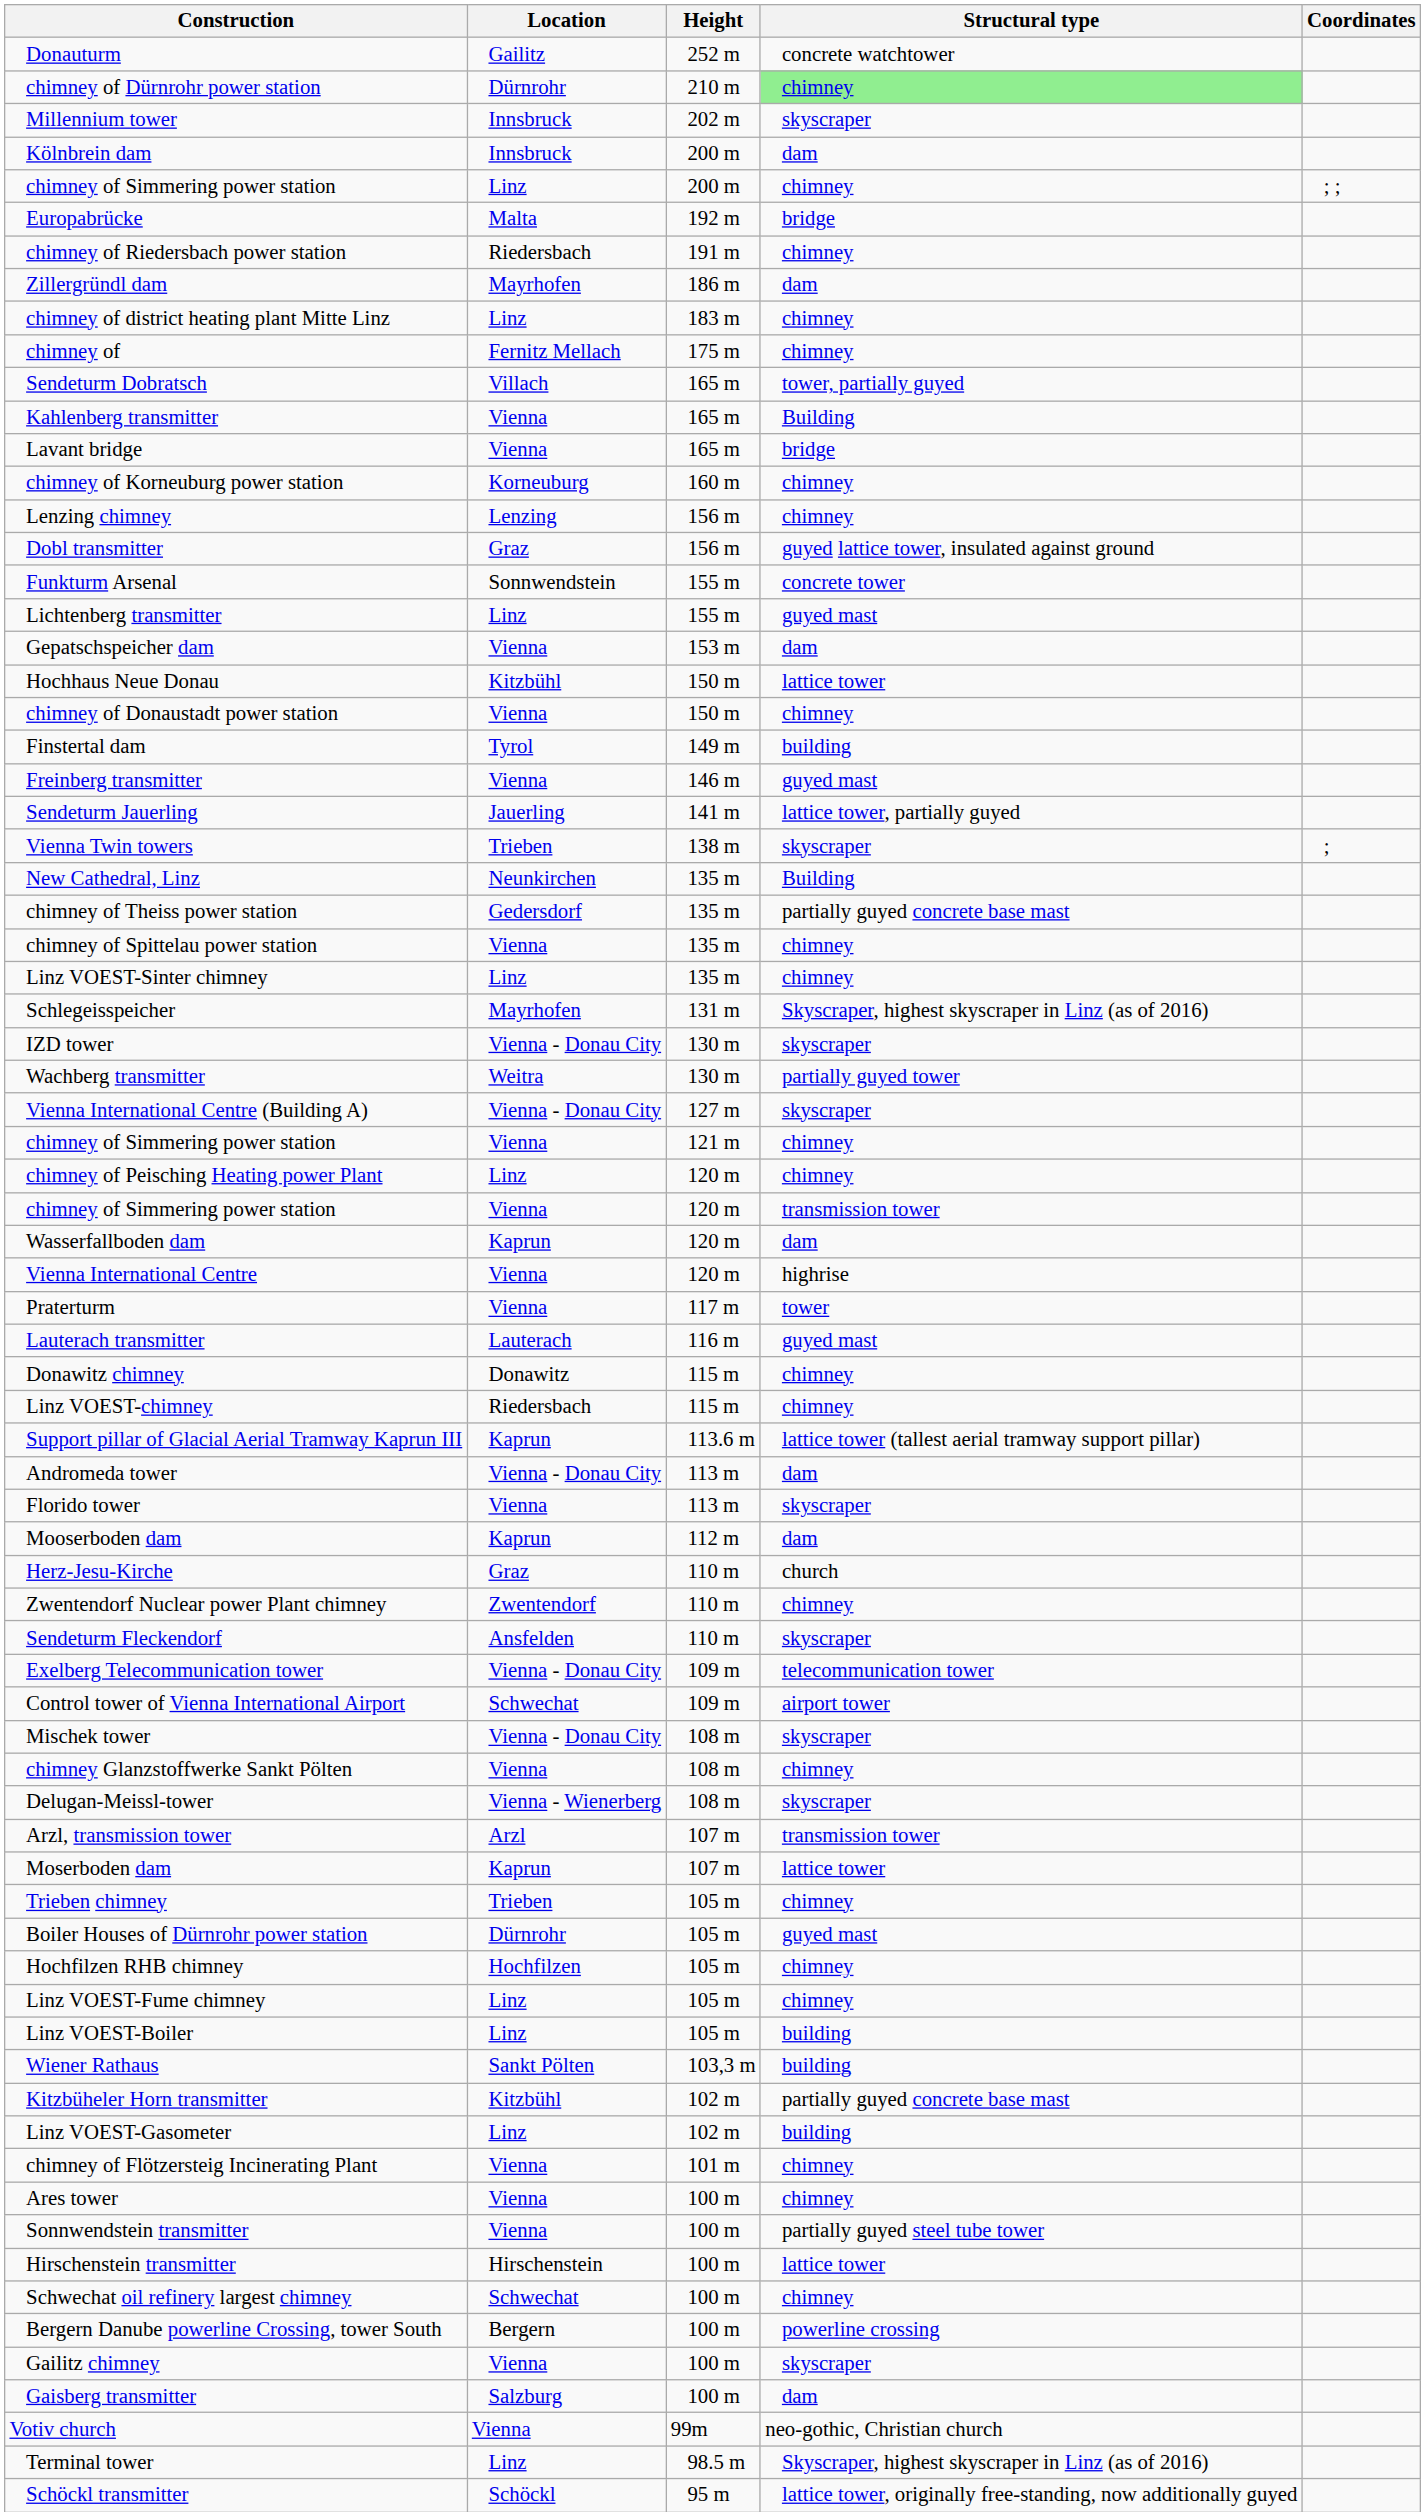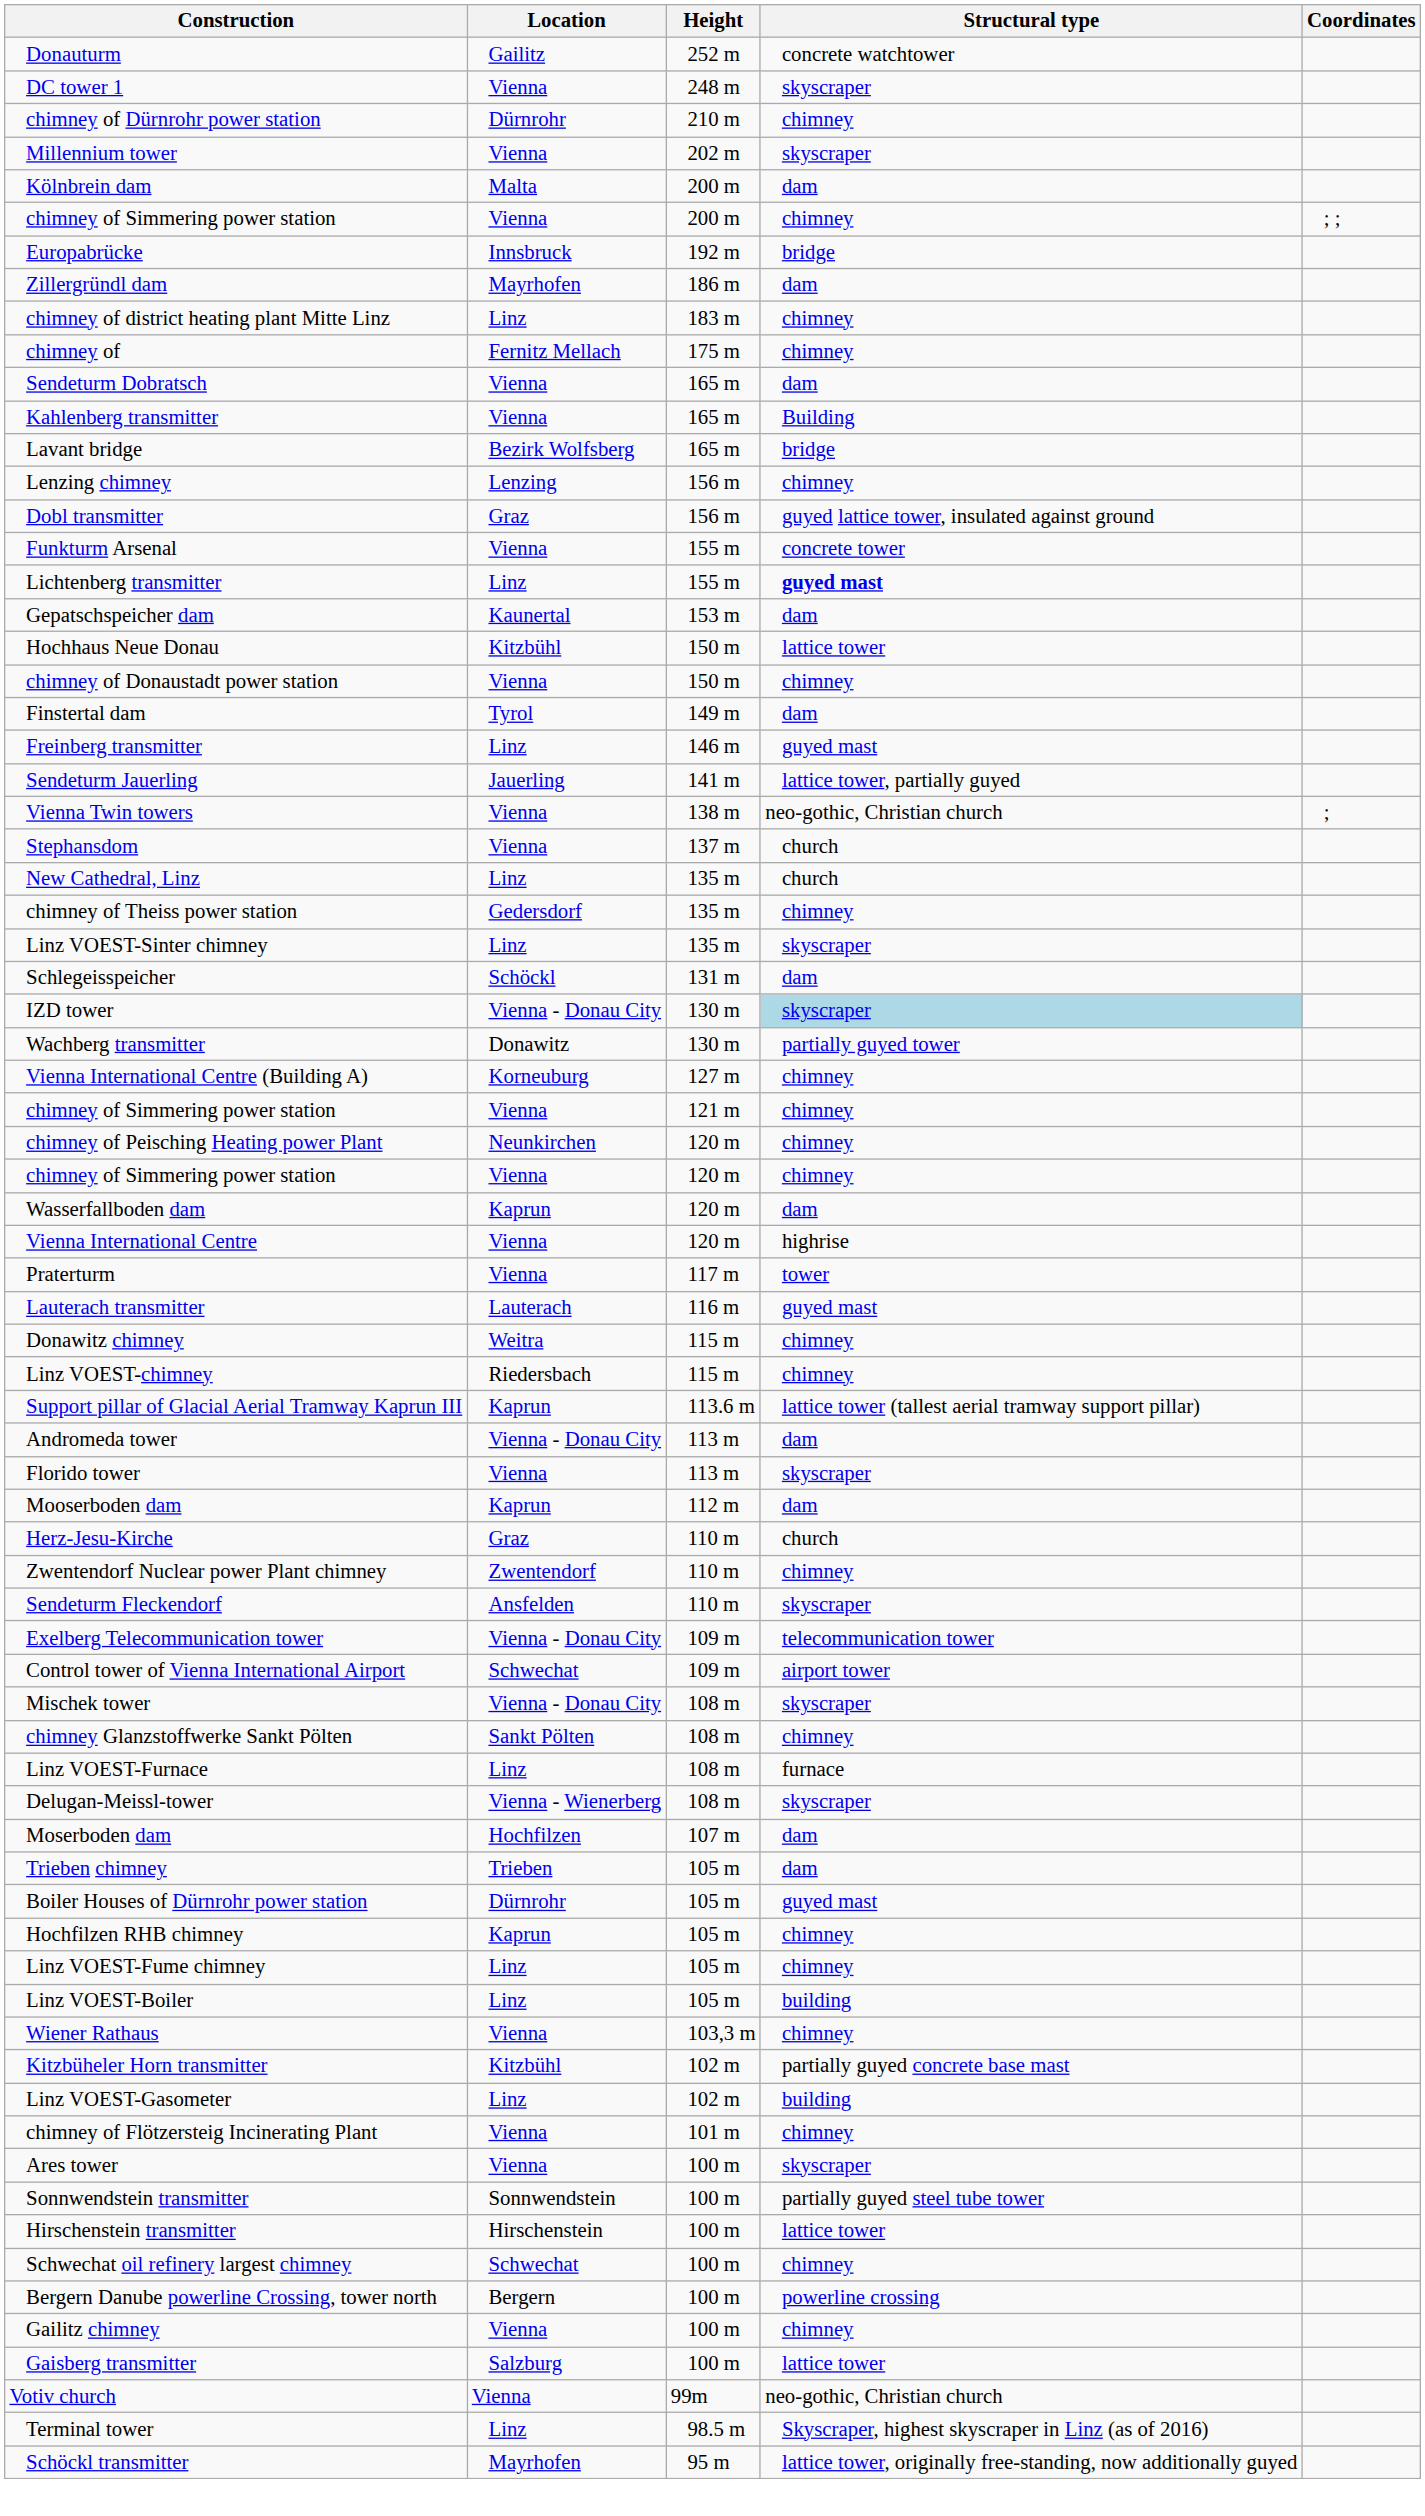+ row: (75, 86)
(818, 86) lightgreen background -> (818, 119) no background
(530, 119) Innsbruck -> (518, 152) Vienna
(530, 152) Innsbruck -> (513, 185) Malta
(508, 185) Linz -> (518, 218) Vienna
(513, 218) Malta -> (530, 251) Innsbruck
- row: (186, 251)
(518, 383) Villach -> (518, 383) Vienna
(873, 383) tower, partially guyed -> (800, 383) dam
(518, 449) Vienna -> (561, 449) Bezirk Wolfsberg
- row: (185, 482)
(552, 581) Sonnwendstein -> (518, 548) Vienna
(830, 614) normal -> (832, 581) bold
(518, 647) Vienna -> (529, 614) Kaunertal
(817, 746) building -> (800, 713) dam
(518, 779) Vienna -> (508, 746) Linz
(520, 845) Trieben -> (518, 812) Vienna
(826, 845) skyscraper -> (884, 812) neo-gothic, Christian church
+ row: (82, 845)
(542, 878) Neunkirchen -> (508, 878) Linz
(818, 878) Building -> (810, 878) church
(926, 911) partially guyed concrete base mast -> (818, 911) chimney
- row: (172, 944)
(818, 977) chimney -> (826, 944) skyscraper
(535, 1010) Mayrhofen -> (522, 977) Schöckl
(995, 1010) Skyscraper, highest skyscraper in Linz (as of 2016) -> (800, 977) dam
(826, 1043) no background -> (826, 1010) lightblue background
(516, 1076) Weitra -> (529, 1043) Donawitz
(575, 1109) Vienna - Donau City -> (539, 1076) Korneuburg
(826, 1109) skyscraper -> (818, 1076) chimney
(508, 1175) Linz -> (542, 1142) Neunkirchen
(861, 1208) transmission tower -> (818, 1175) chimney
(529, 1373) Donawitz -> (516, 1340) Weitra
(518, 1769) Vienna -> (541, 1736) Sankt Pölten
+ row: (117, 1769)
- row: (129, 1835)
(520, 1868) Kaprun -> (535, 1835) Hochfilzen
(834, 1868) lattice tower -> (800, 1835) dam
(818, 1901) chimney -> (800, 1868) dam
(535, 1967) Hochfilzen -> (520, 1934) Kaprun
(541, 2066) Sankt Pölten -> (518, 2033) Vienna
(817, 2066) building -> (818, 2033) chimney
(818, 2198) chimney -> (826, 2165) skyscraper
(518, 2231) Vienna -> (552, 2198) Sonnwendstein
- row: (234, 2330)
+ row: (232, 2297)
(826, 2363) skyscraper -> (818, 2330) chimney
(800, 2396) dam -> (834, 2363) lattice tower
(522, 2495) Schöckl -> (535, 2462) Mayrhofen
